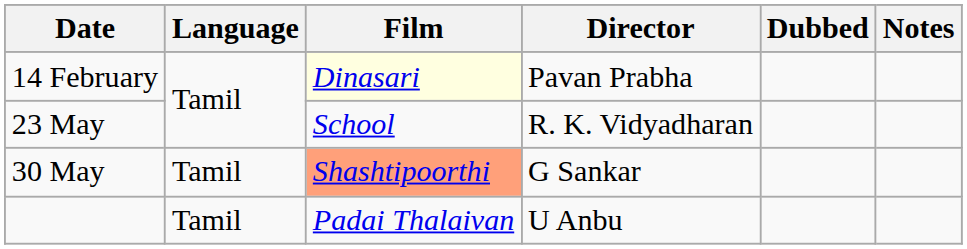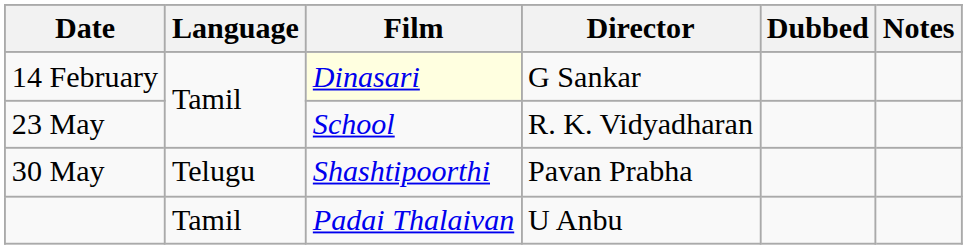(610, 76) Pavan Prabha -> (584, 76) G Sankar
(207, 171) Tamil -> (213, 171) Telugu
(401, 171) lightsalmon background -> (401, 171) no background
(584, 171) G Sankar -> (610, 171) Pavan Prabha
